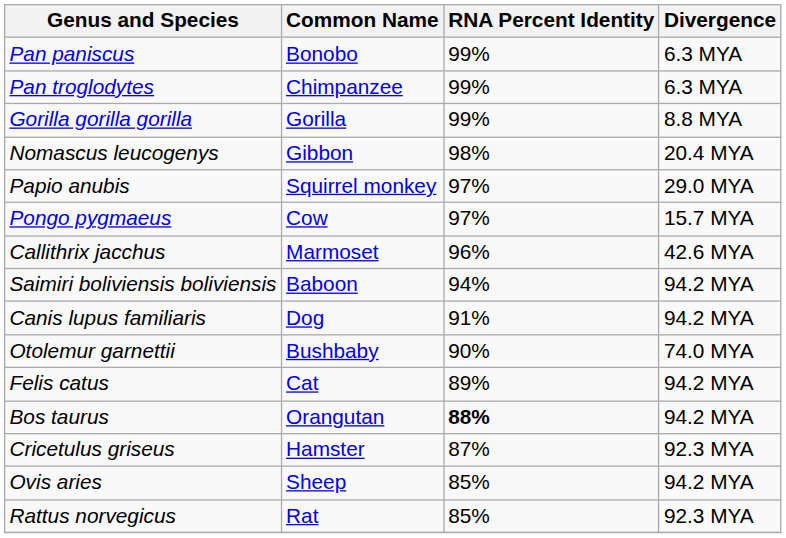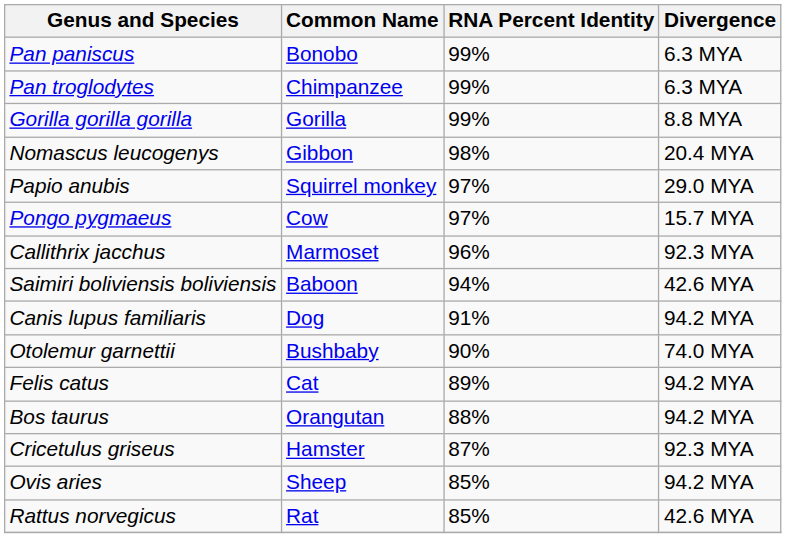(709, 251) 42.6 MYA -> (709, 251) 92.3 MYA
(709, 284) 94.2 MYA -> (709, 284) 42.6 MYA
(469, 416) bold -> (469, 416) normal
(709, 515) 92.3 MYA -> (709, 515) 42.6 MYA
